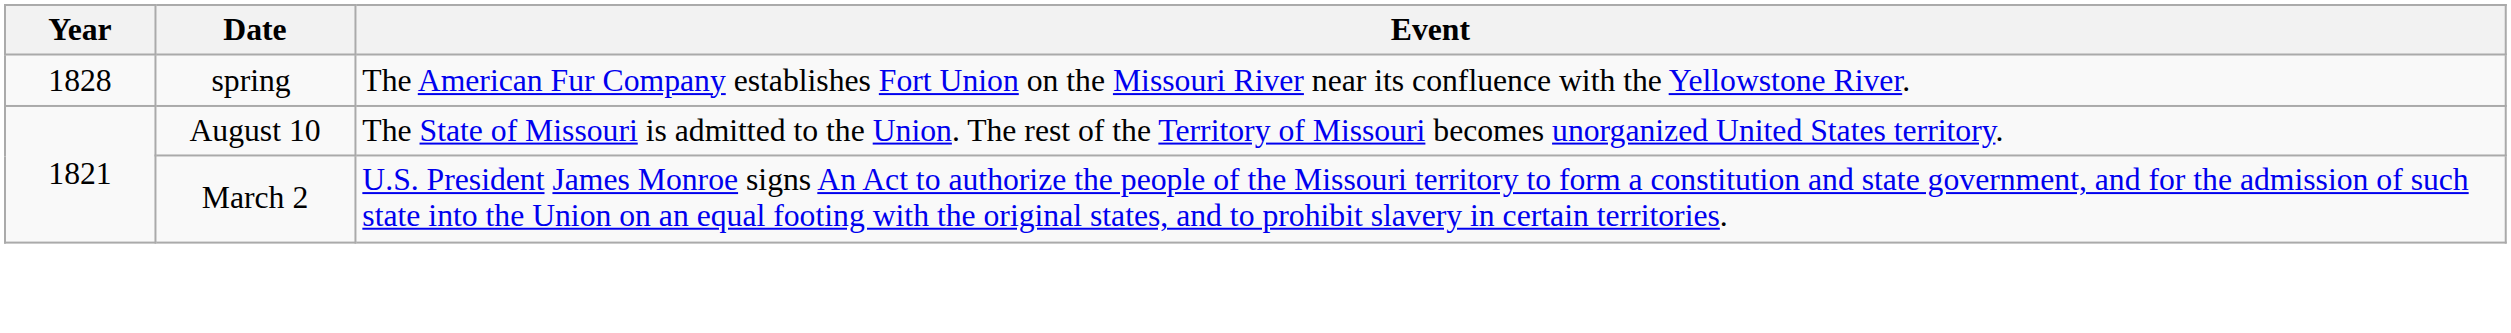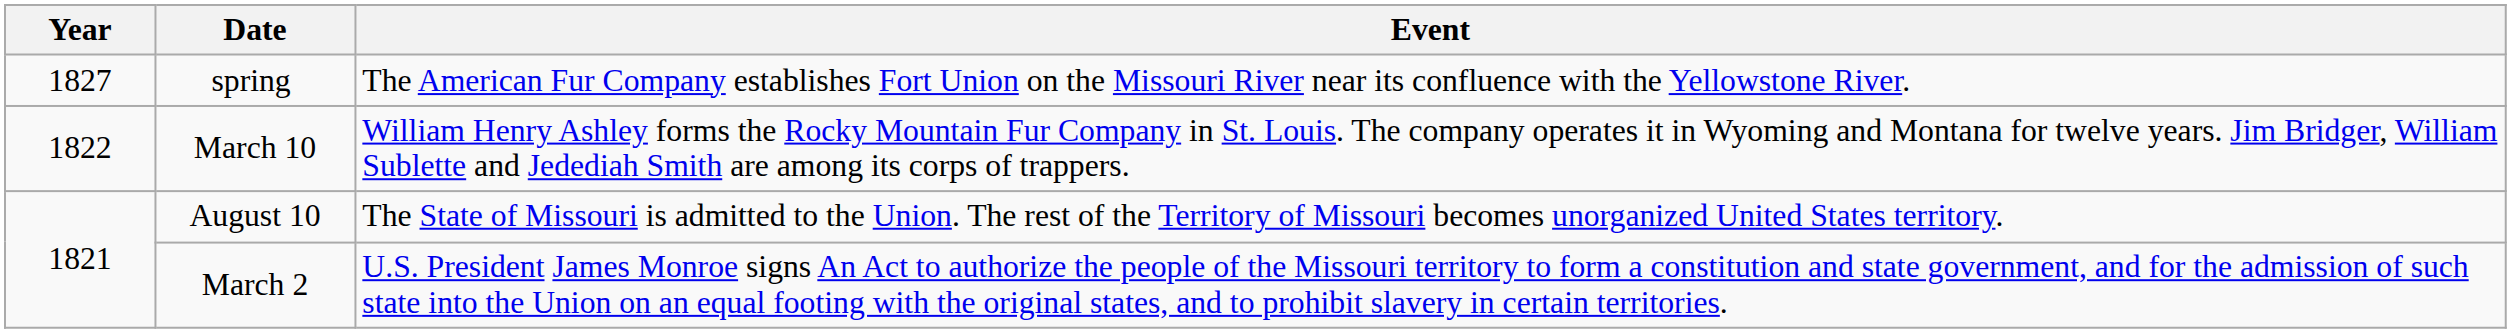(80, 79) 1828 -> (80, 79) 1827
+ row: (255, 147)
